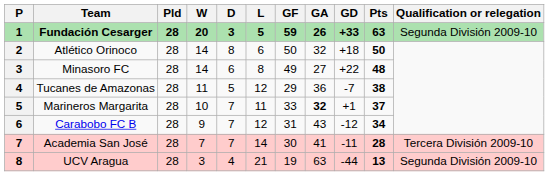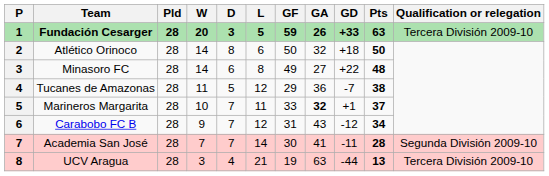(468, 32) Segunda División 2009-10 -> (468, 32) Tercera División 2009-10
(468, 143) Tercera División 2009-10 -> (468, 143) Segunda División 2009-10
(468, 161) Segunda División 2009-10 -> (468, 161) Tercera División 2009-10
